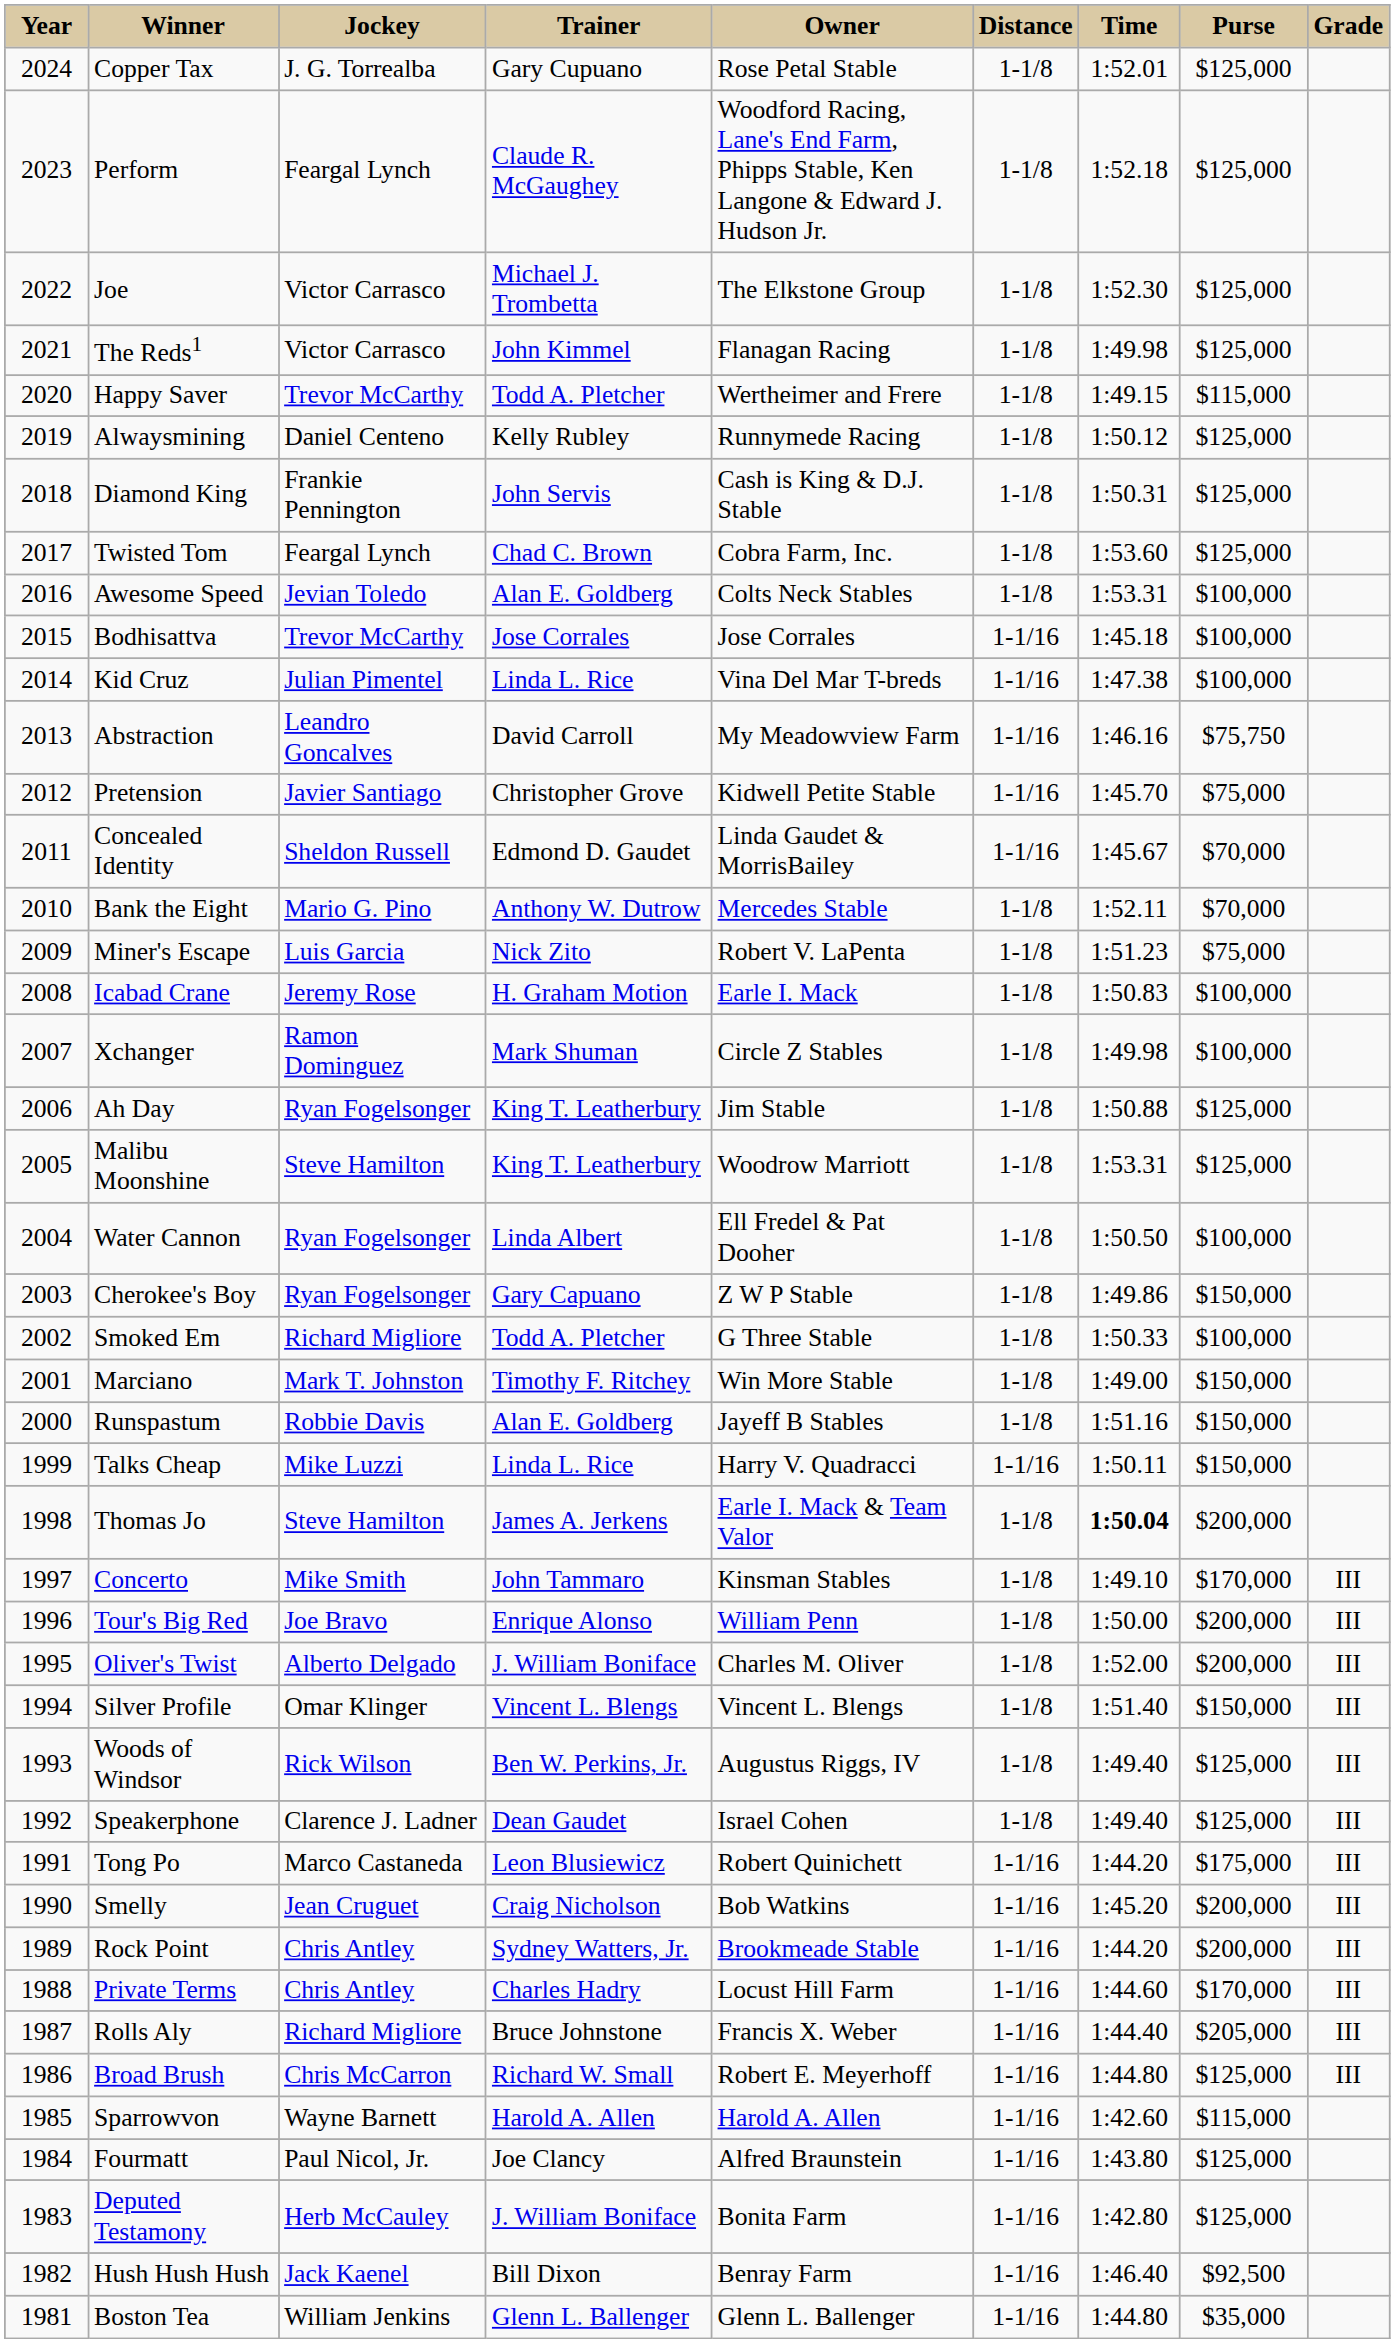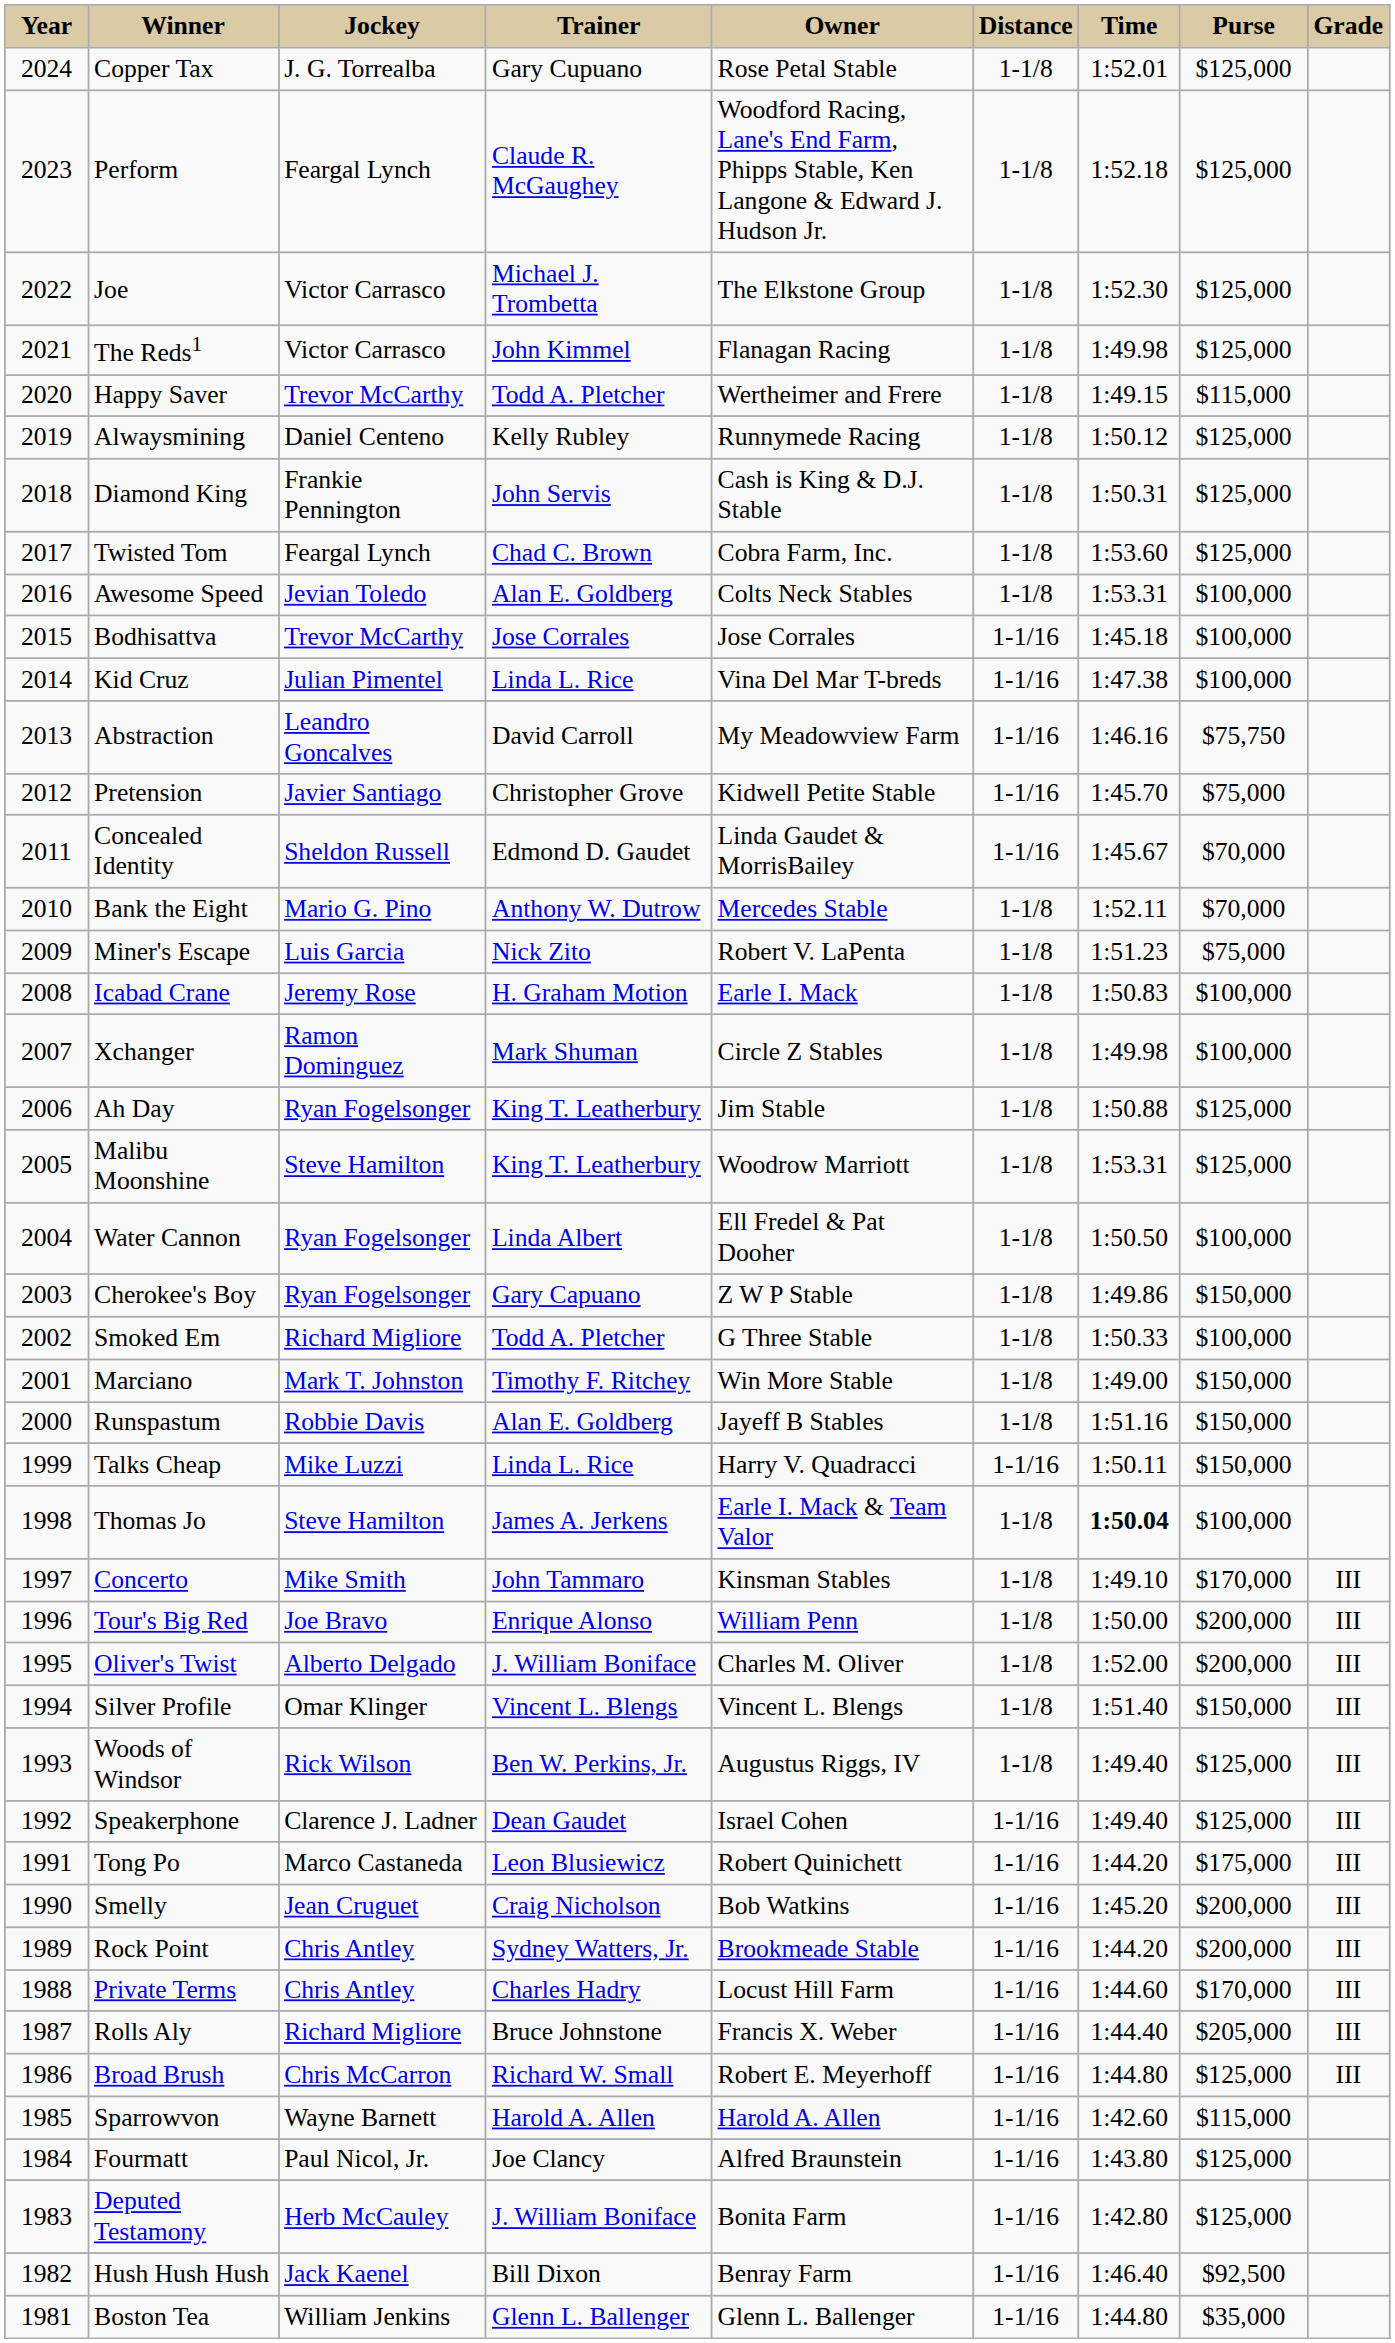(1244, 1522) $200,000 -> (1244, 1522) $100,000
(1026, 1821) 1-1/8 -> (1026, 1821) 1-1/16
